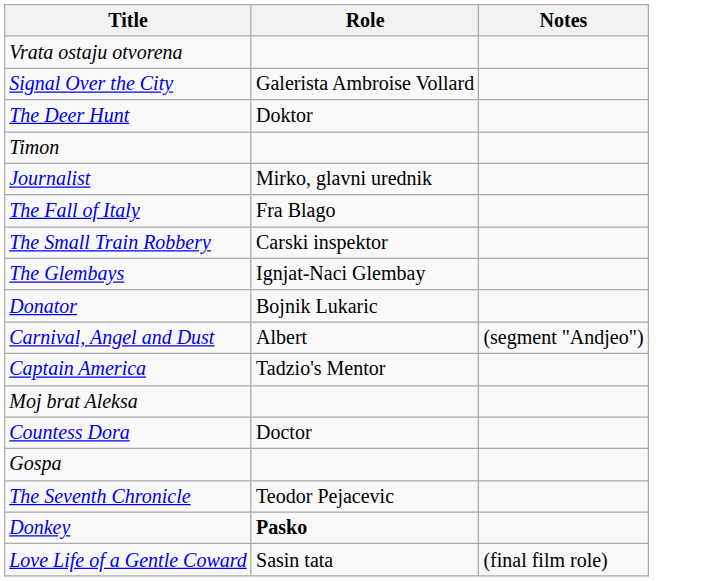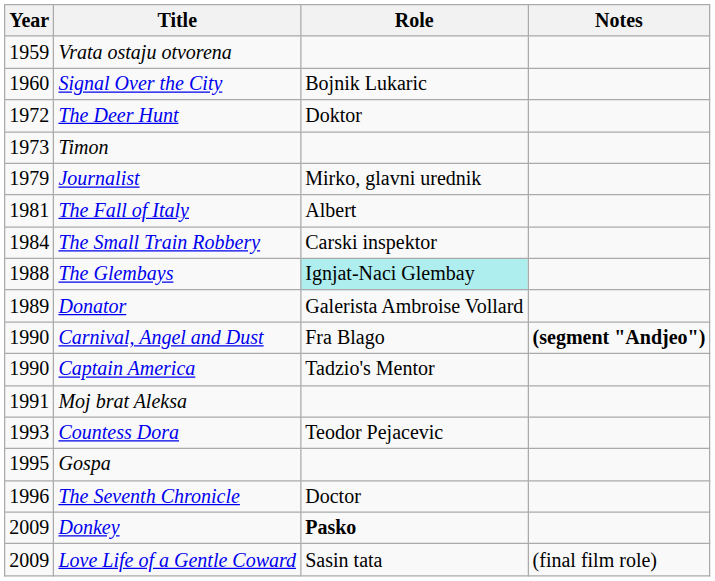+ column: (29, 20)
(365, 83) Galerista Ambroise Vollard -> (366, 83) Bojnik Lukaric
(296, 210) Fra Blago -> (331, 210) Albert
(341, 274) no background -> (390, 274) paleturquoise background
(317, 305) Bojnik Lukaric -> (414, 305) Galerista Ambroise Vollard
(282, 337) Albert -> (345, 337) Fra Blago
(563, 337) normal -> (619, 337) bold
(284, 432) Doctor -> (374, 432) Teodor Pejacevic
(325, 496) Teodor Pejacevic -> (333, 496) Doctor
